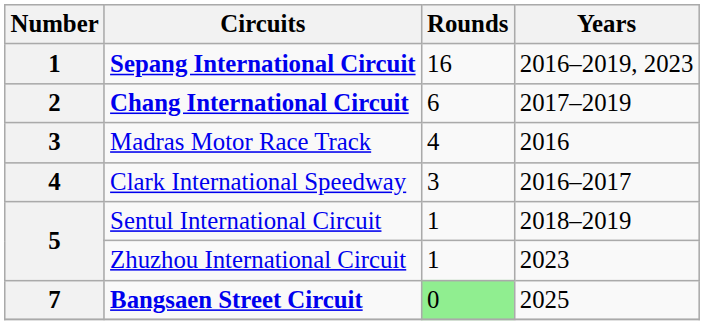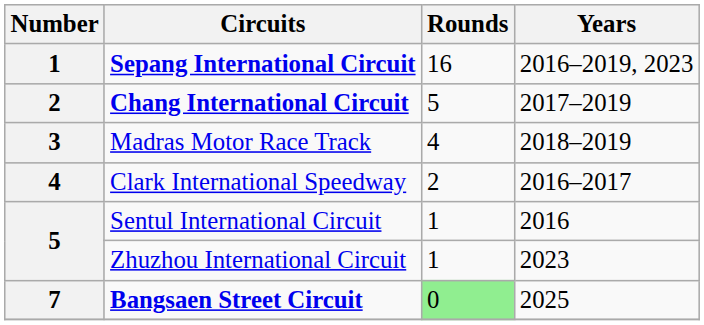(433, 102) 6 -> (433, 102) 5
(545, 142) 2016 -> (576, 142) 2018–2019
(433, 181) 3 -> (433, 181) 2
(576, 220) 2018–2019 -> (545, 220) 2016
